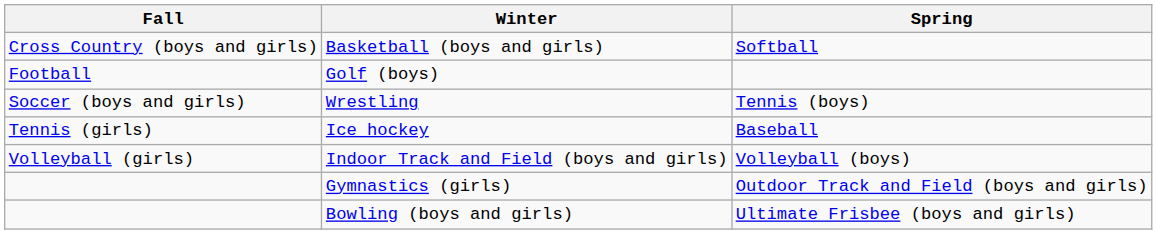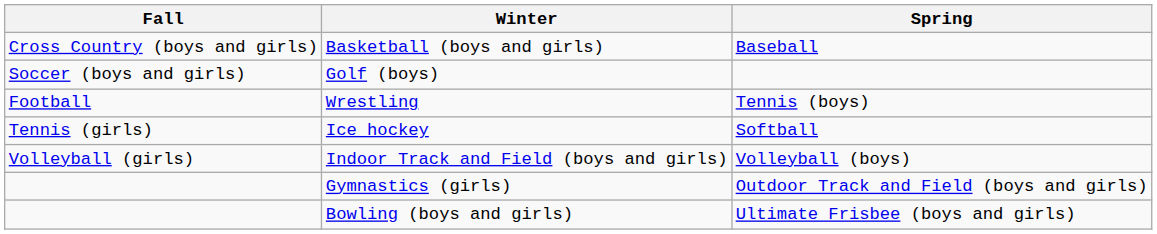(777, 47) Softball -> (777, 47) Baseball
(50, 75) Football -> (127, 75) Soccer (boys and girls)
(127, 103) Soccer (boys and girls) -> (50, 103) Football
(777, 131) Baseball -> (777, 131) Softball
